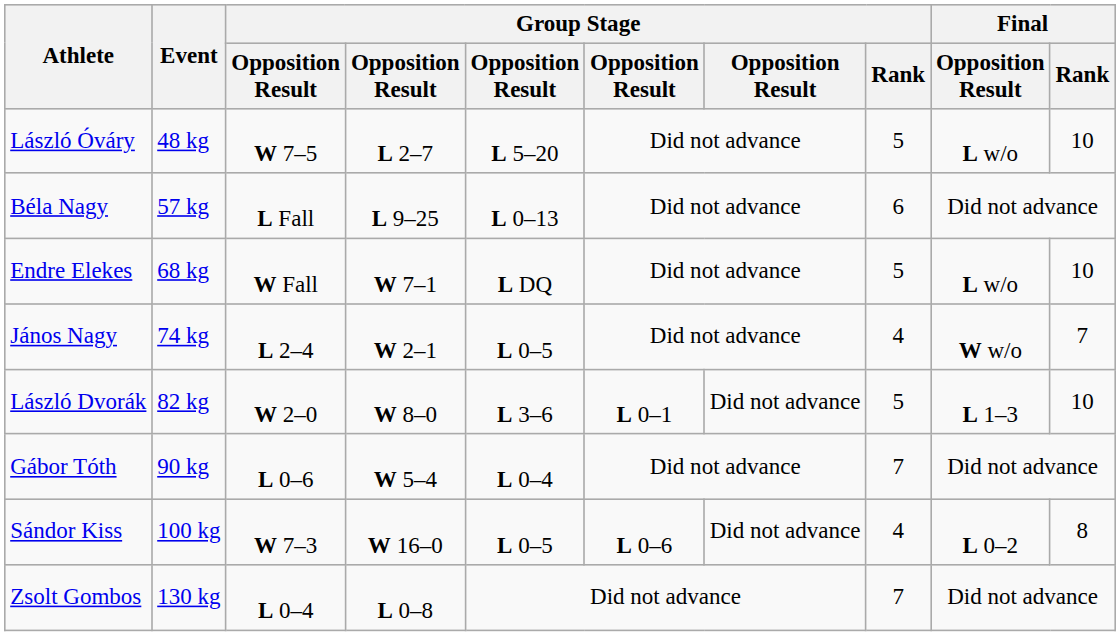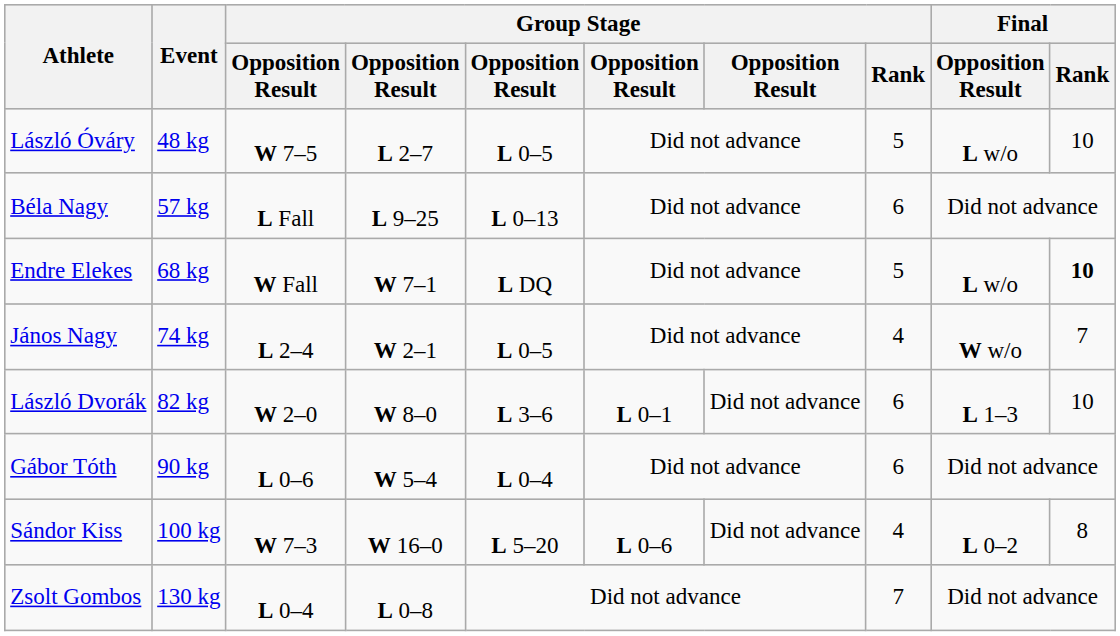(525, 154) L 5–20 -> (525, 154) L 0–5
(1082, 271) normal -> (1082, 271) bold
(898, 401) 5 -> (898, 401) 6
(898, 466) 7 -> (898, 466) 6
(525, 545) L 0–5 -> (525, 545) L 5–20
